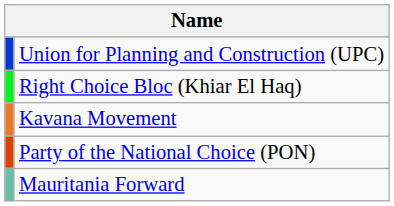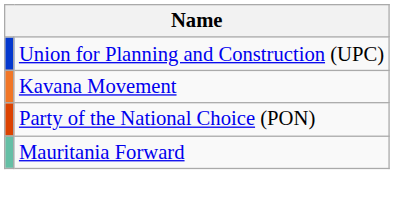- row: (160, 86)
